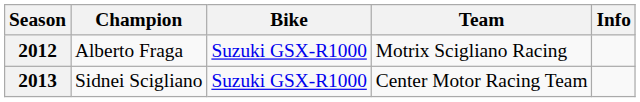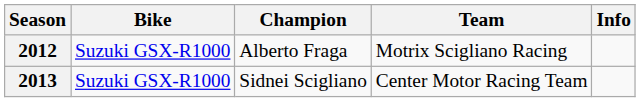columns swapped: (139, 19) <-> (289, 19)
